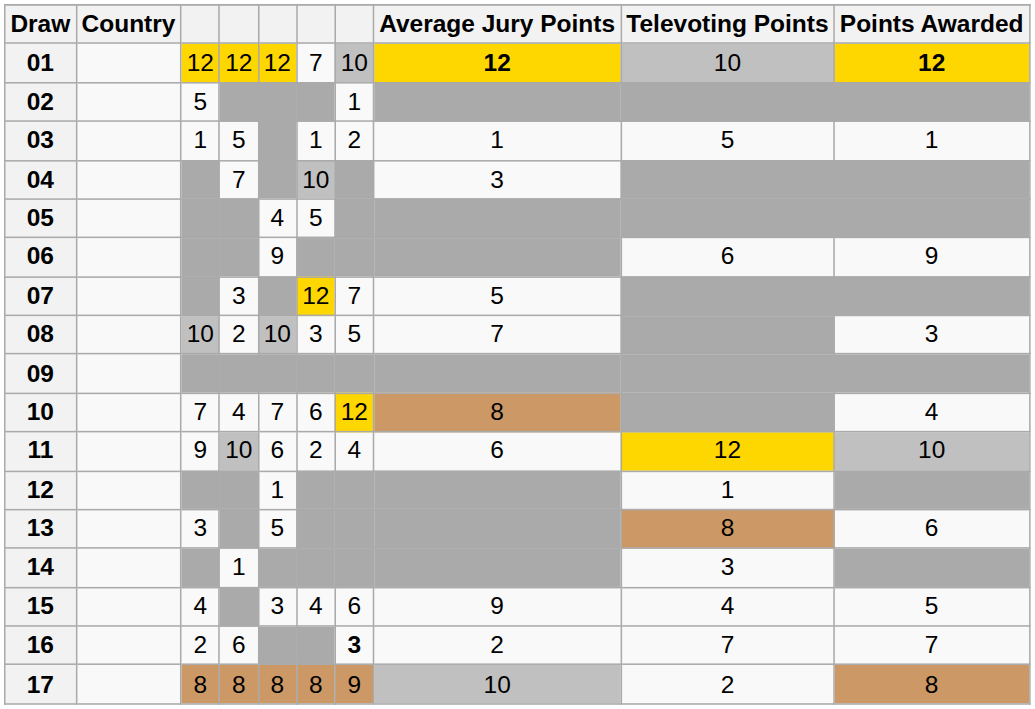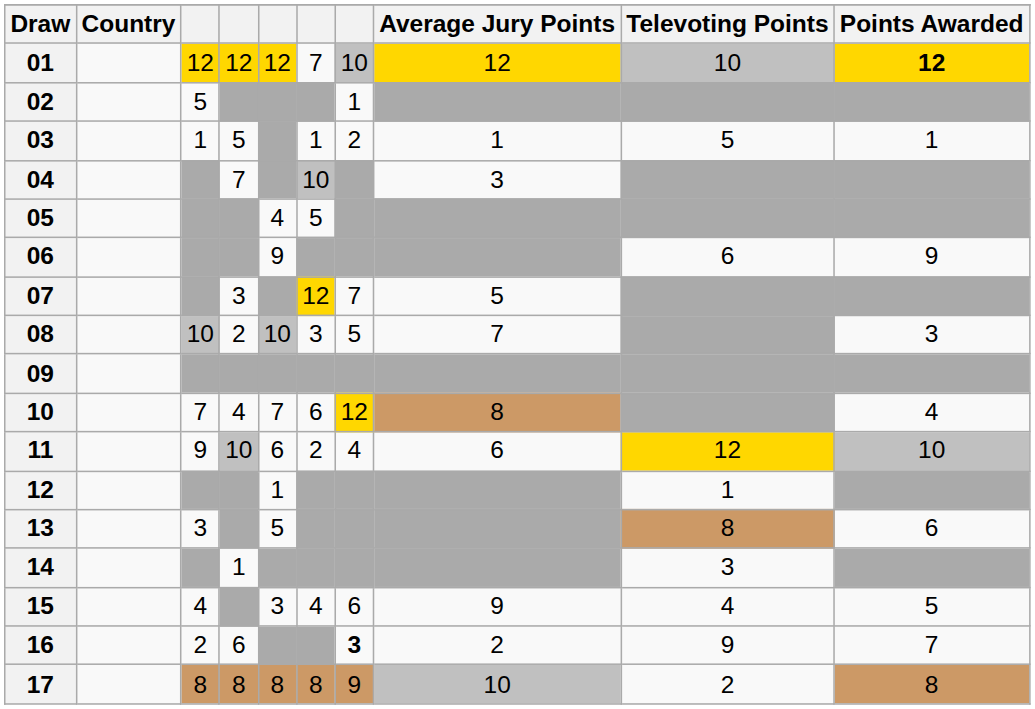(497, 62) bold -> (497, 62) normal
(727, 645) 7 -> (727, 645) 9
